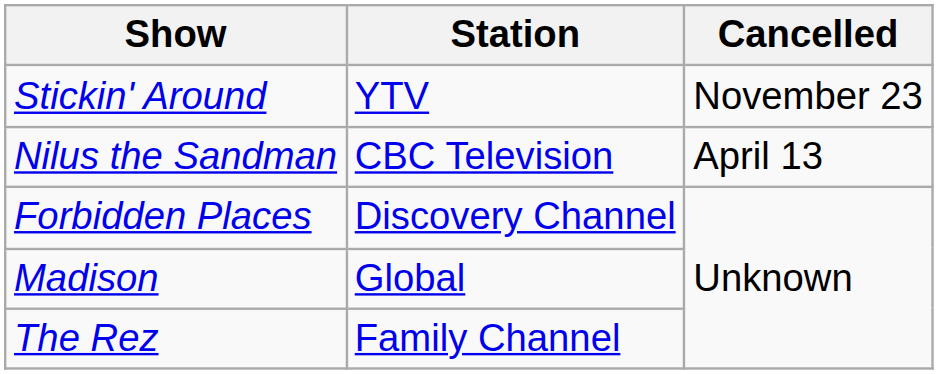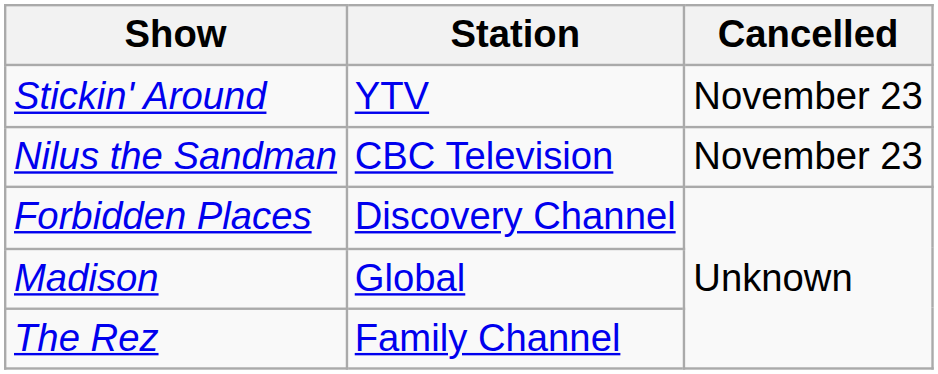(758, 156) April 13 -> (808, 156) November 23
